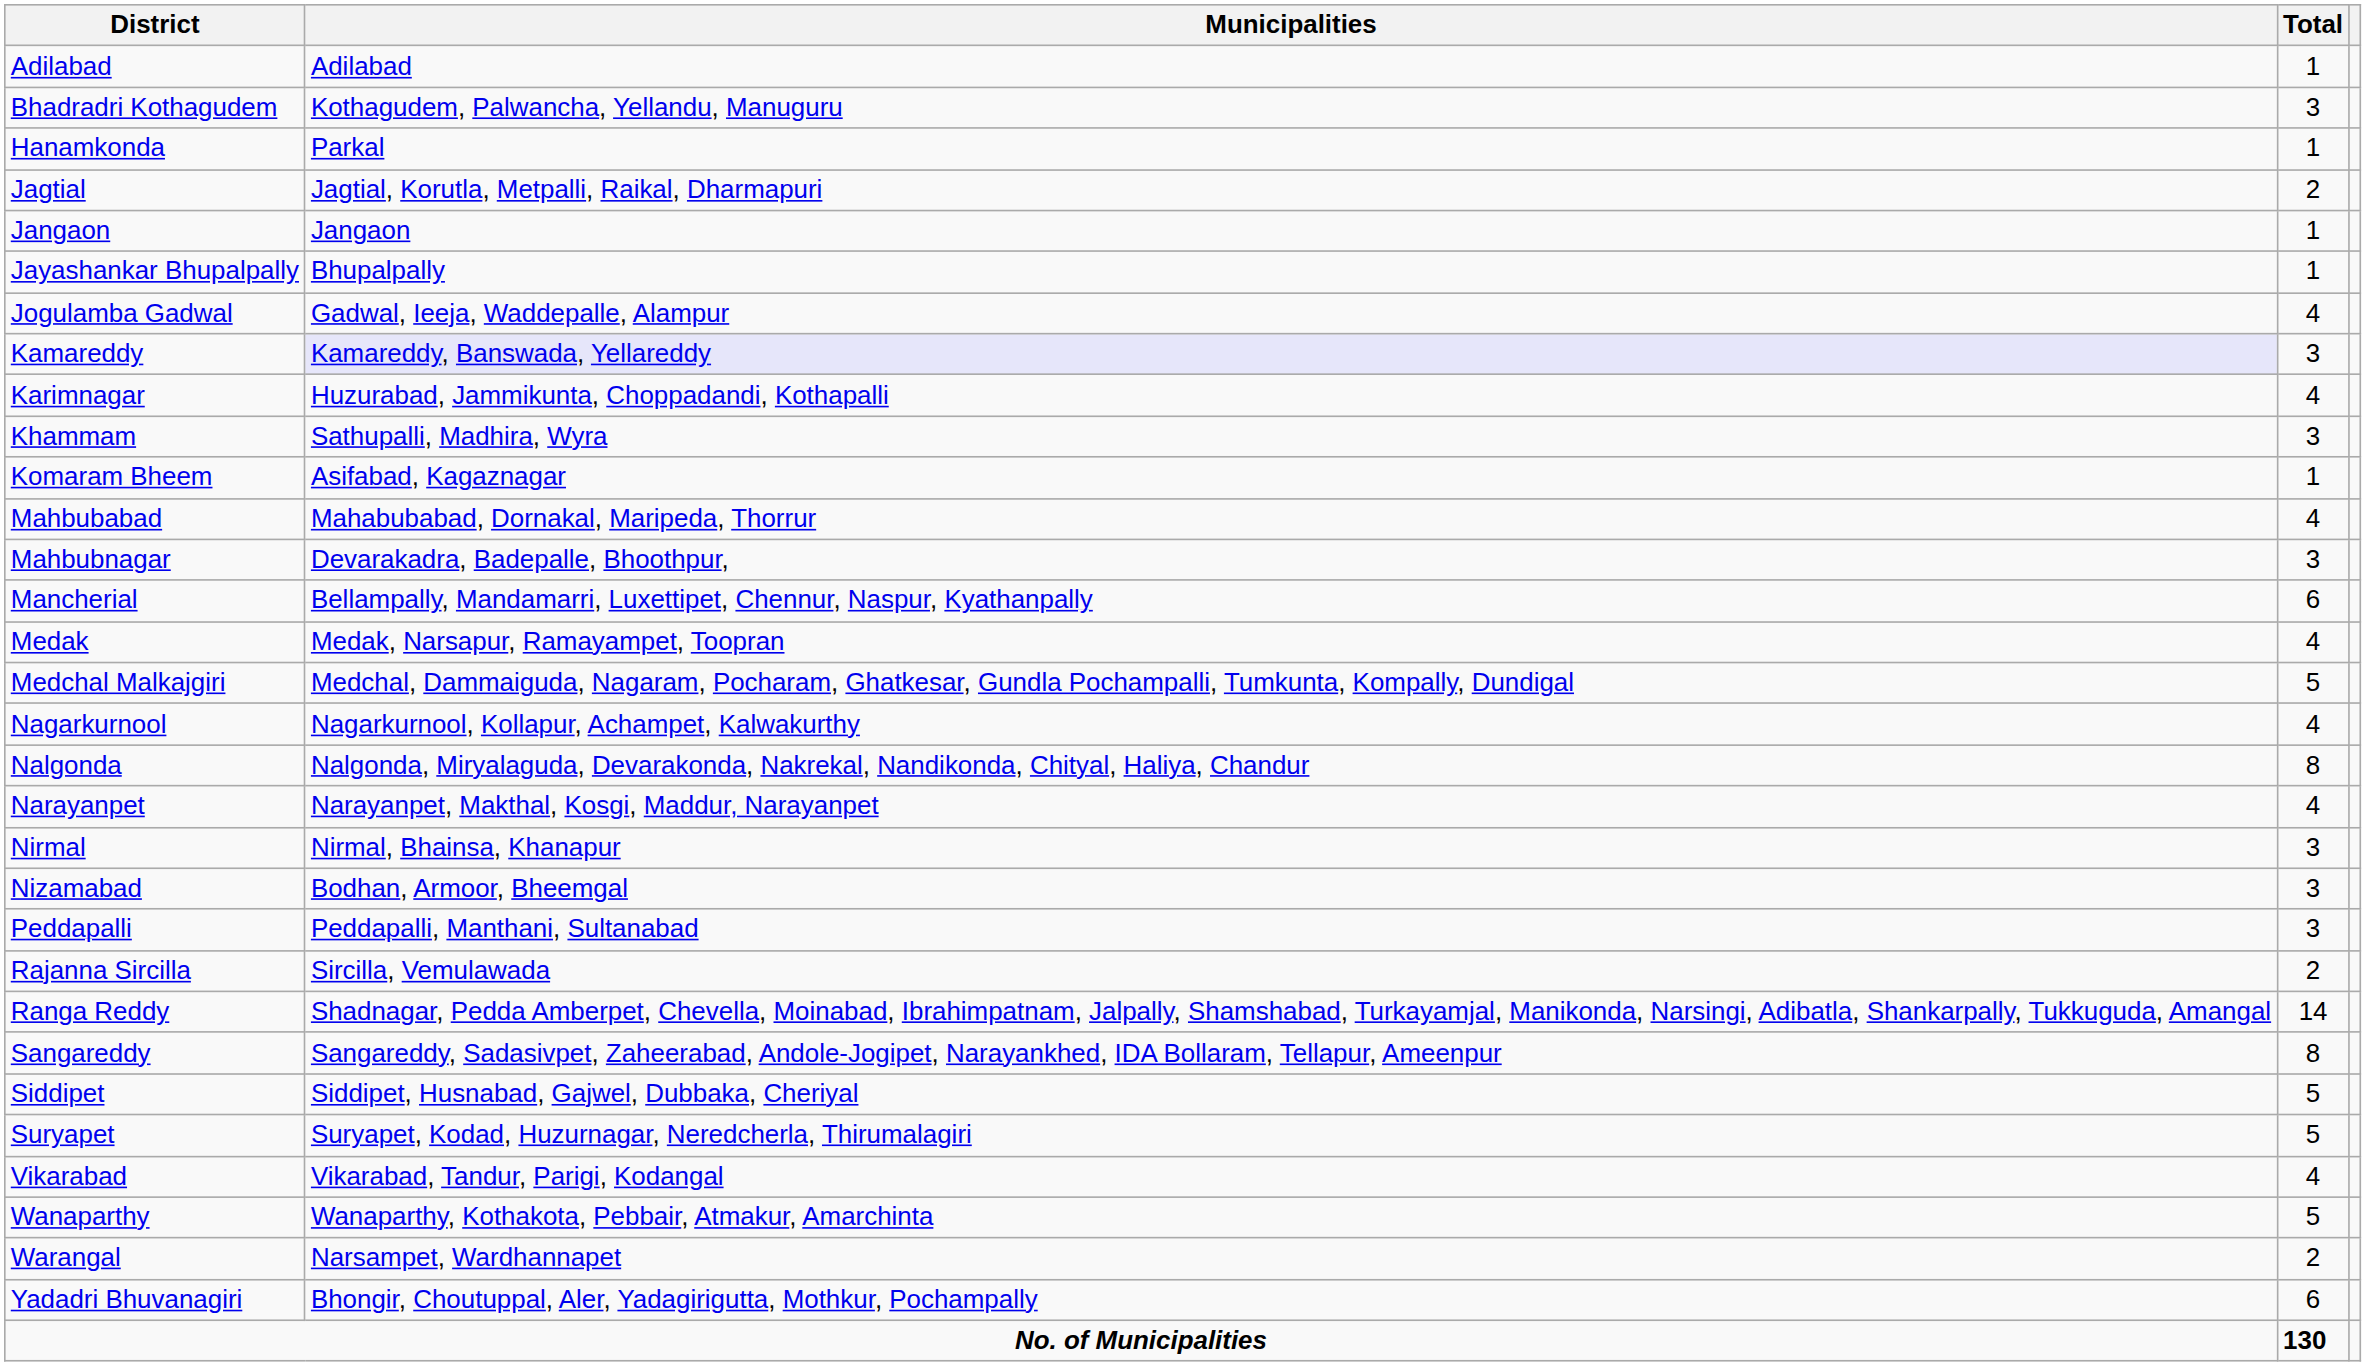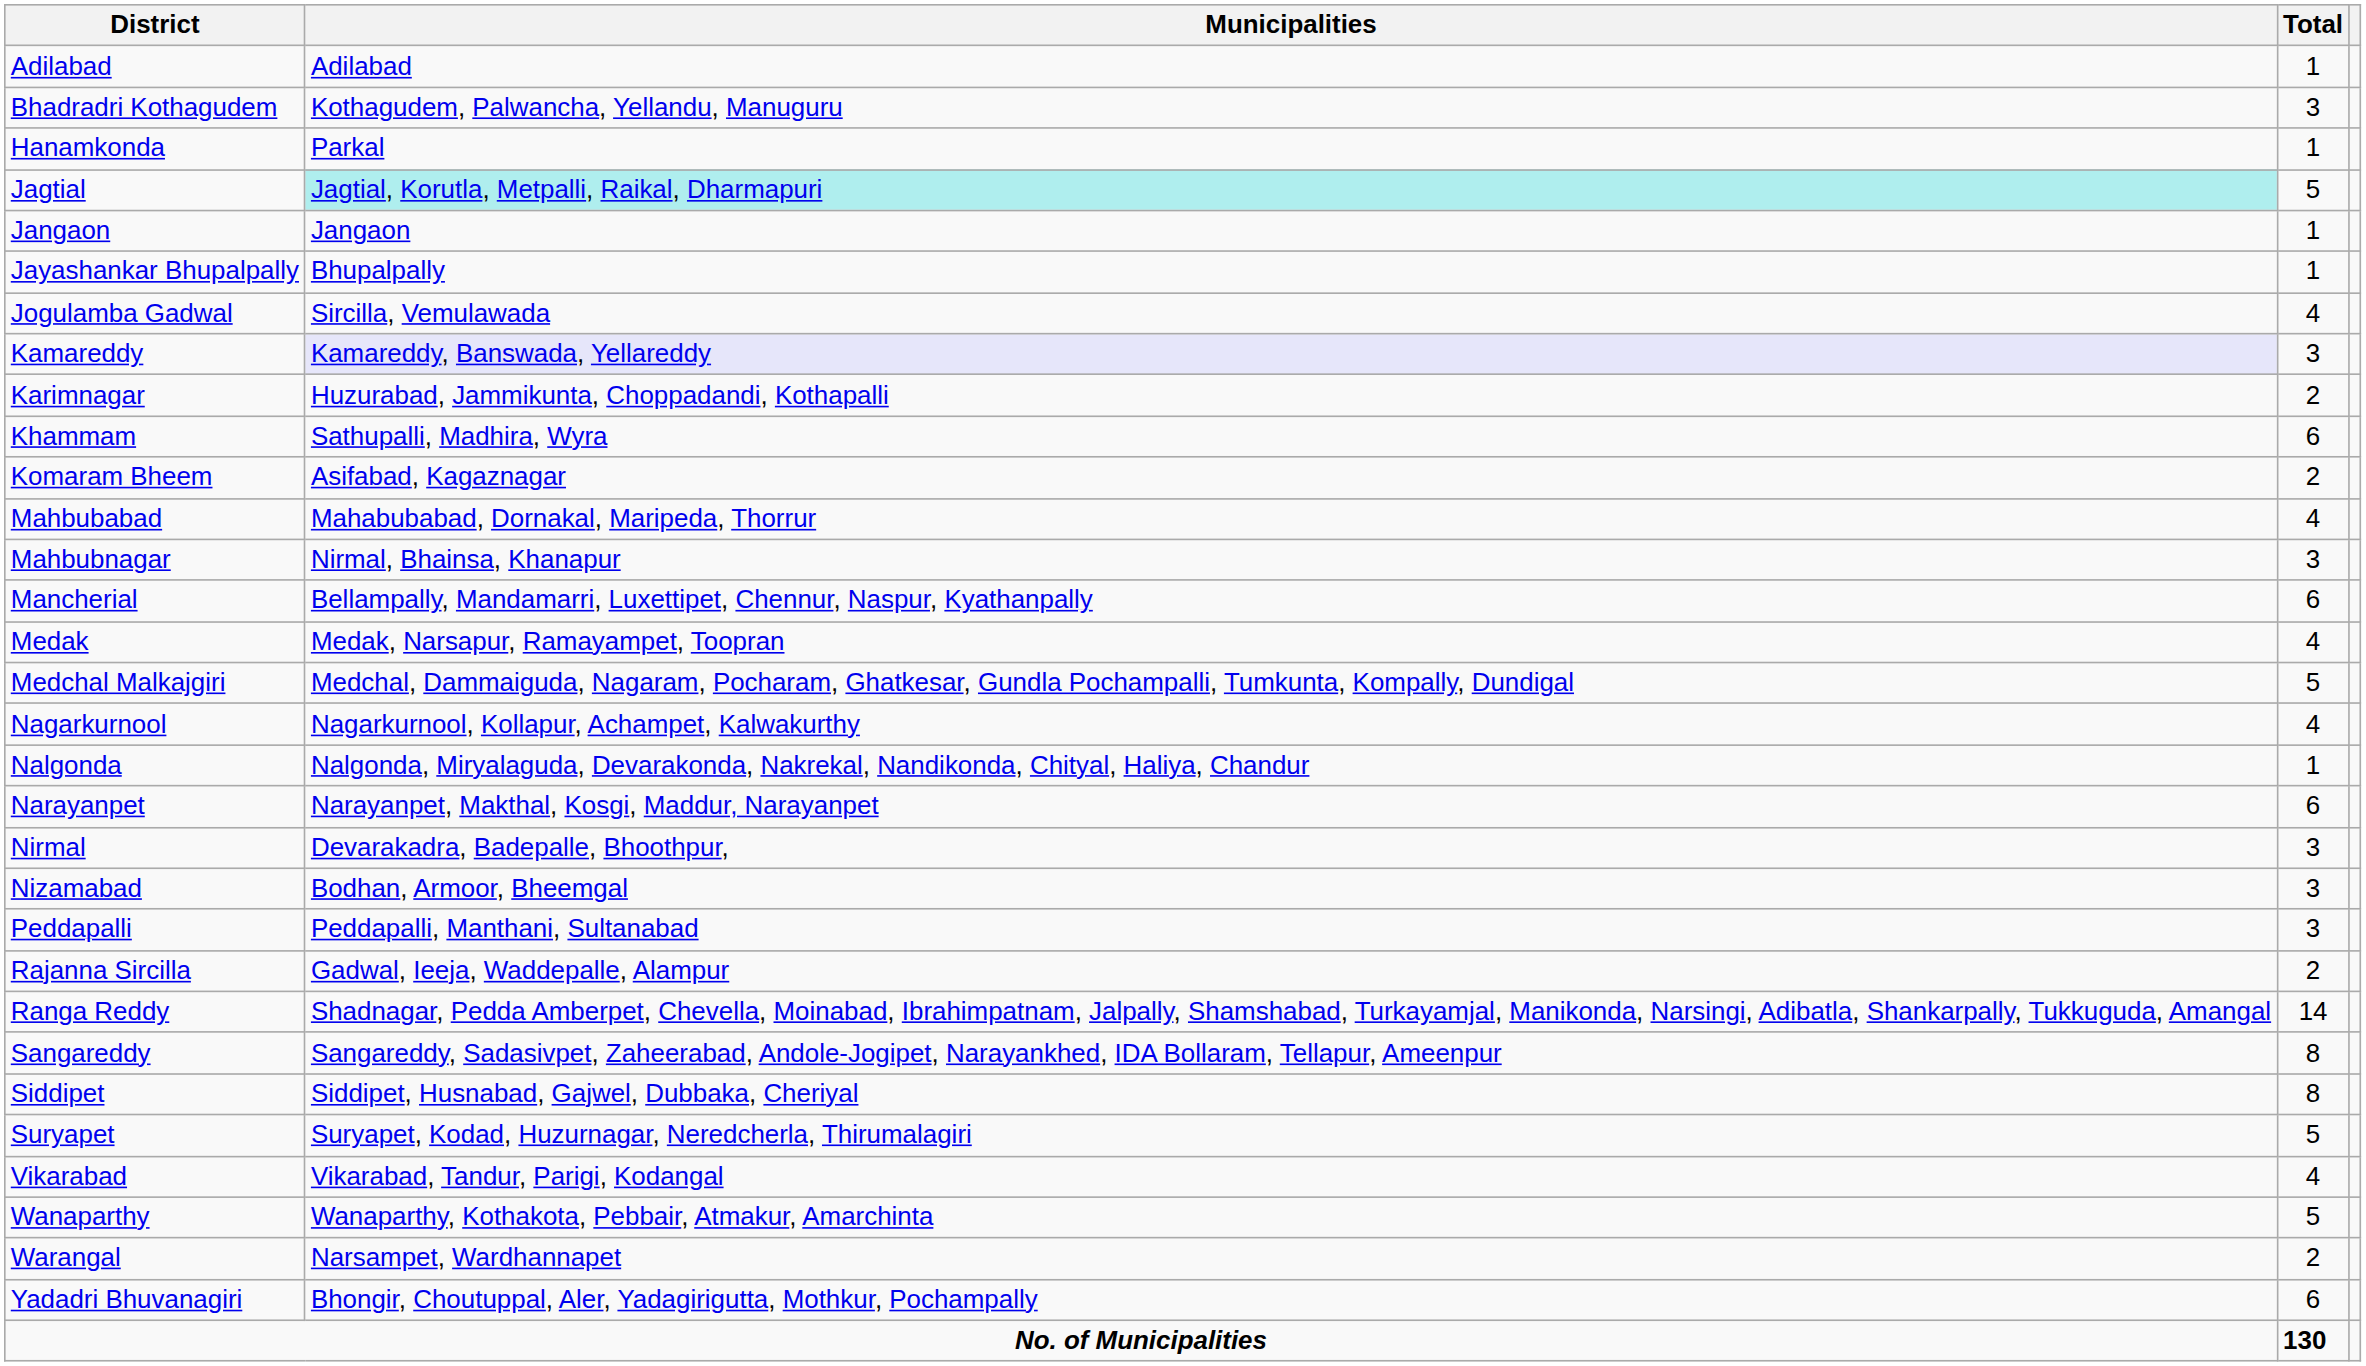(567, 189) no background -> (567, 189) paleturquoise background
(2313, 189) 2 -> (2313, 189) 5
(520, 312) Gadwal, Ieeja, Waddepalle, Alampur -> (431, 312) Sircilla, Vemulawada
(2313, 395) 4 -> (2313, 395) 2
(2313, 436) 3 -> (2313, 436) 6
(2313, 477) 1 -> (2313, 477) 2
(520, 559) Devarakadra, Badepalle, Bhoothpur, -> (466, 559) Nirmal, Bhainsa, Khanapur
(2313, 764) 8 -> (2313, 764) 1
(2313, 806) 4 -> (2313, 806) 6
(466, 847) Nirmal, Bhainsa, Khanapur -> (520, 847) Devarakadra, Badepalle, Bhoothpur,
(431, 970) Sircilla, Vemulawada -> (520, 970) Gadwal, Ieeja, Waddepalle, Alampur
(2313, 1093) 5 -> (2313, 1093) 8
